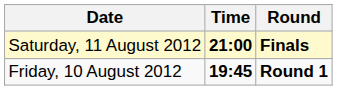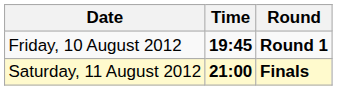rows swapped: (95, 71) <-> (105, 44)
